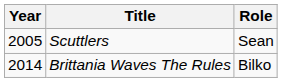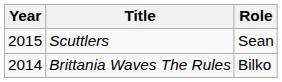(25, 41) 2005 -> (25, 41) 2015
